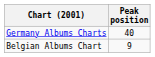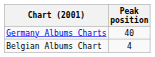(129, 46) 9 -> (129, 46) 4
